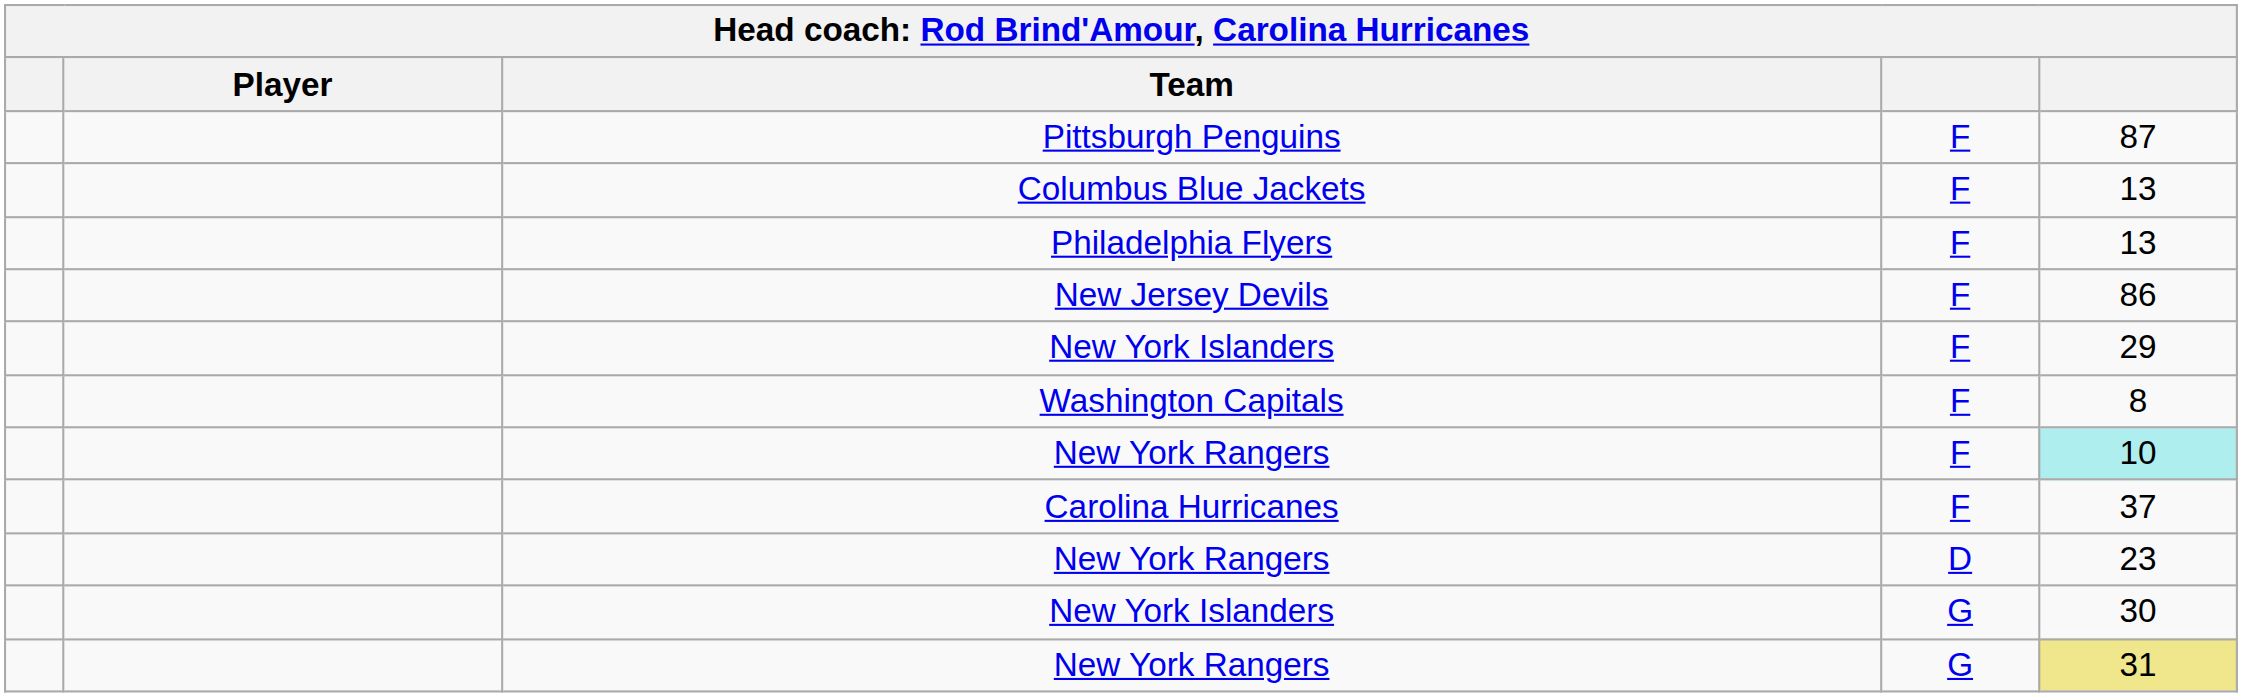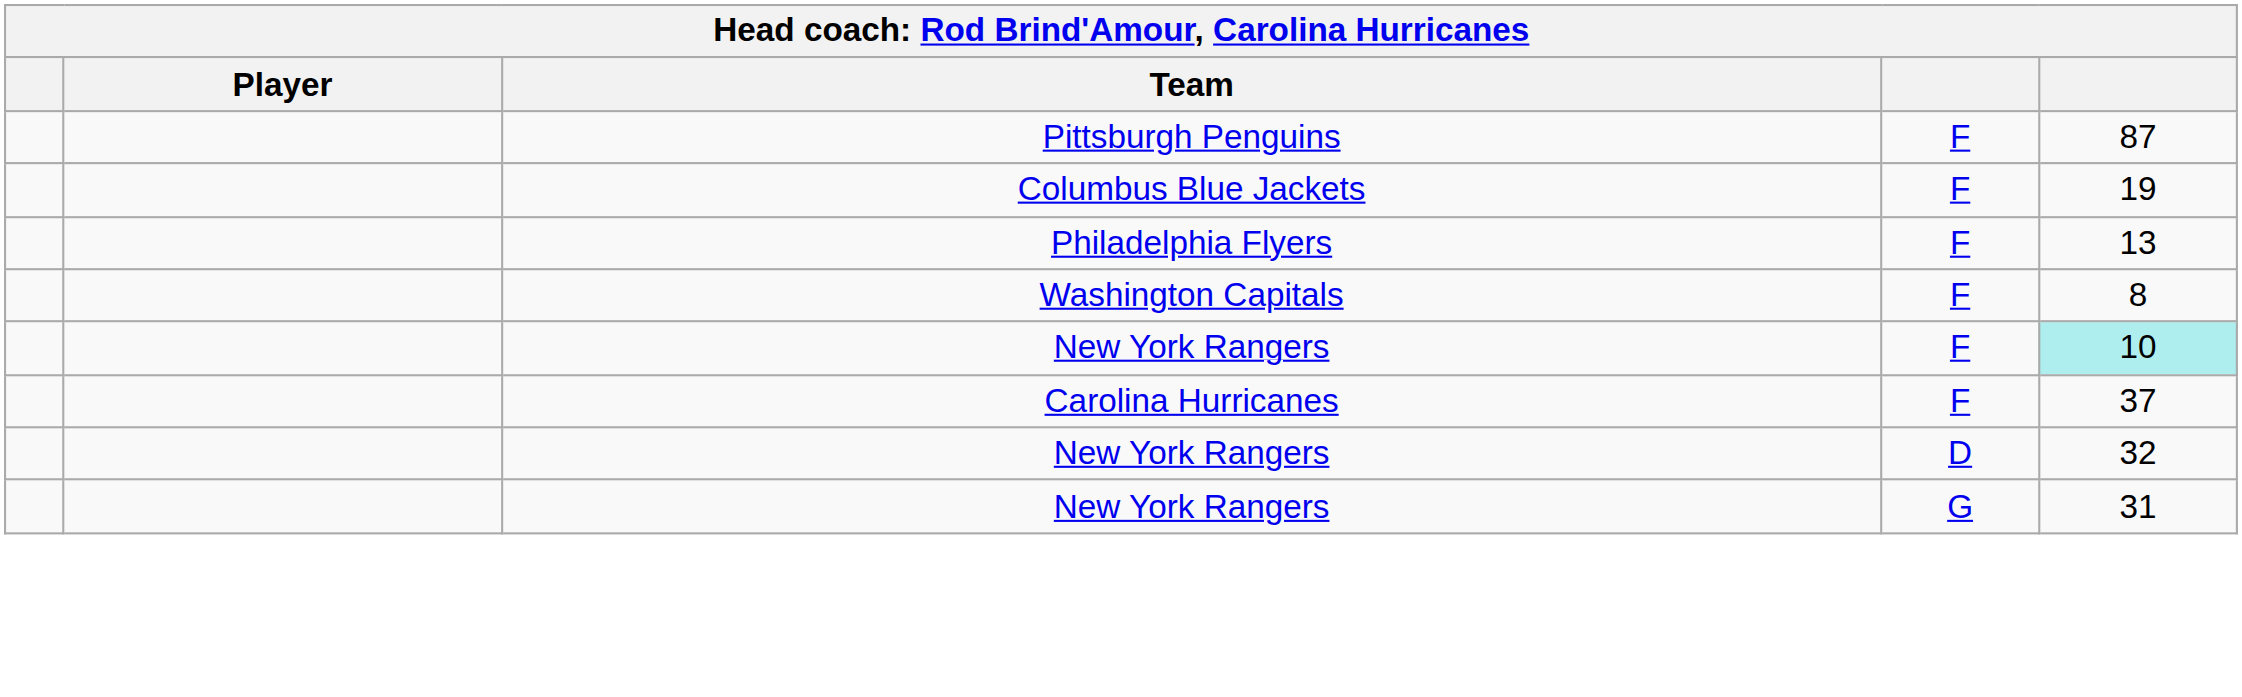(2138, 189) 13 -> (2138, 189) 19
- row: (1192, 294)
- row: (1192, 347)
(2138, 558) 23 -> (2138, 453) 32
- row: (1192, 611)
(2138, 664) khaki background -> (2138, 505) no background
